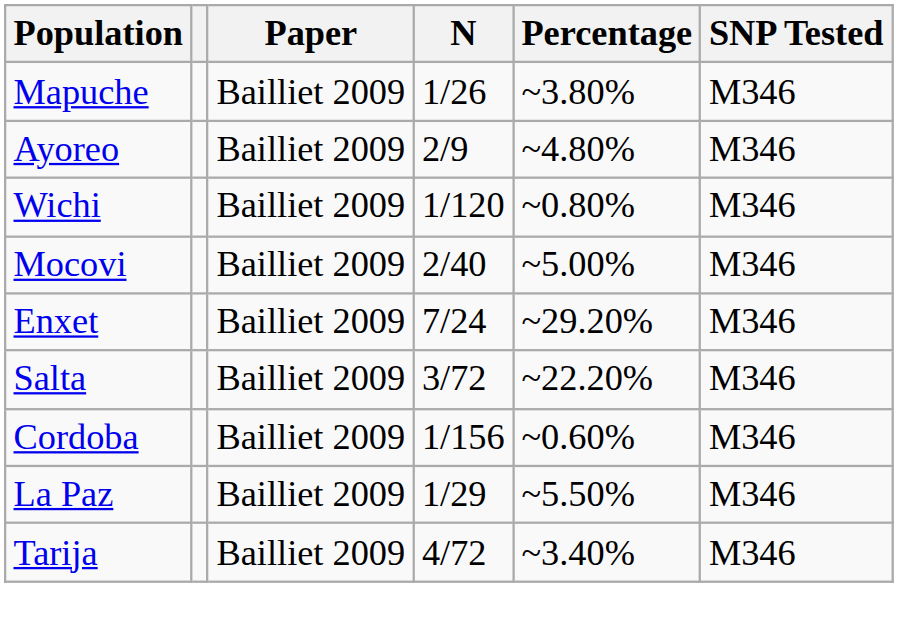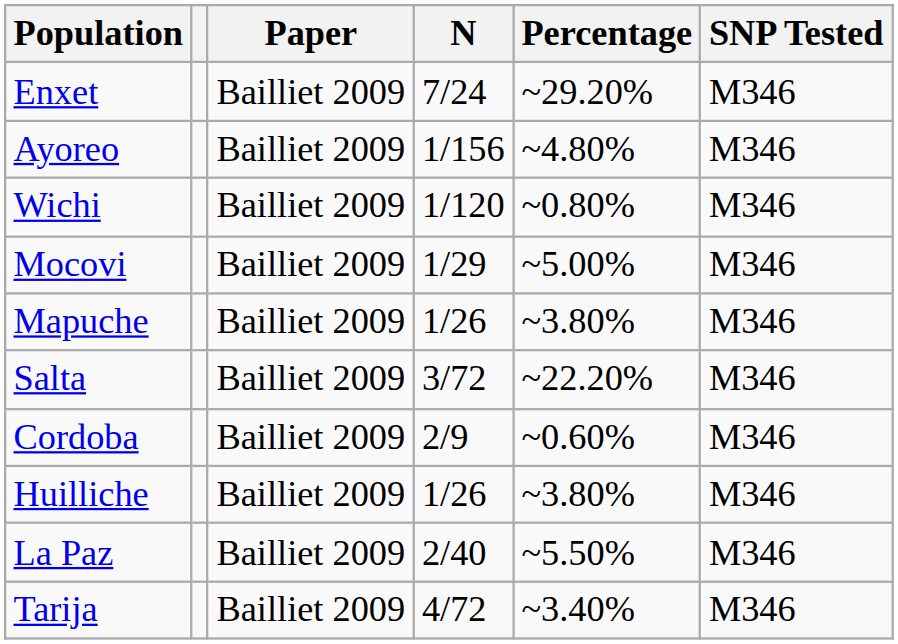rows swapped: (56, 321) <-> (81, 90)
(445, 148) 2/9 -> (463, 148) 1/156
(454, 263) 2/40 -> (454, 263) 1/29
(463, 436) 1/156 -> (445, 436) 2/9
+ row: (81, 494)
(454, 494) 1/29 -> (454, 551) 2/40
